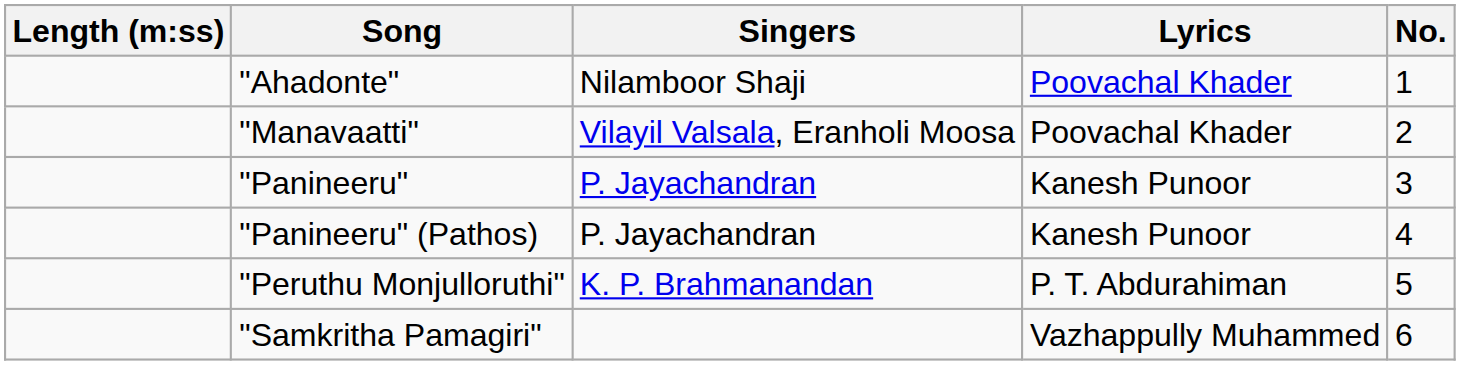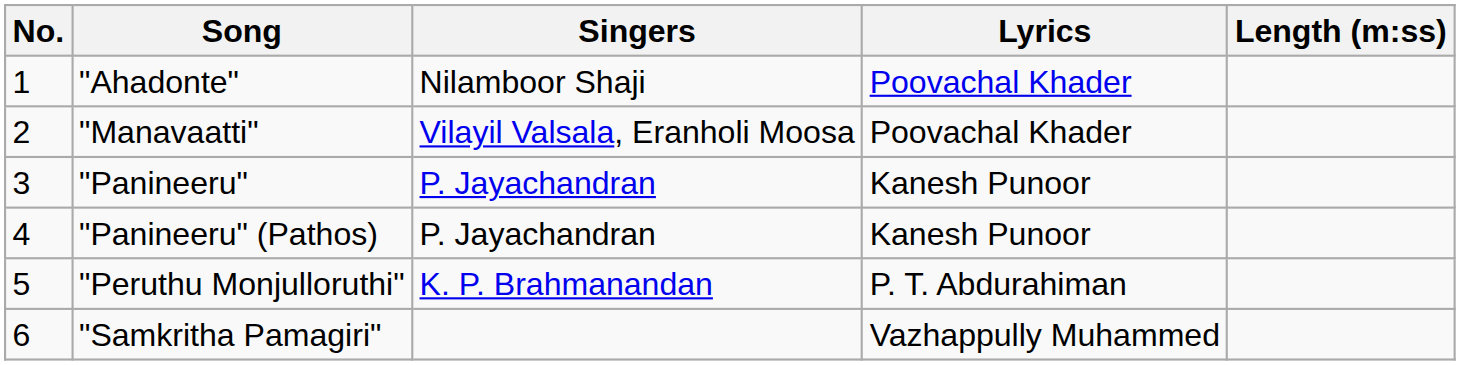columns swapped: (1421, 31) <-> (118, 31)
